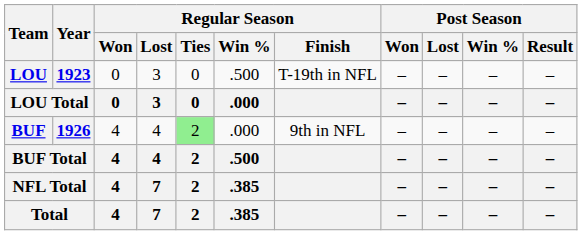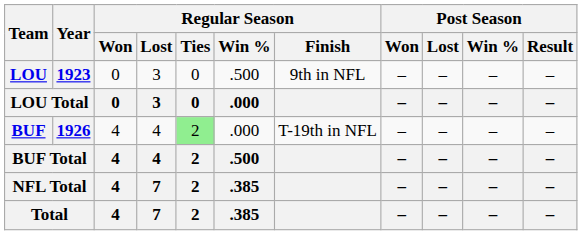(328, 74) T-19th in NFL -> (328, 74) 9th in NFL
(328, 131) 9th in NFL -> (328, 131) T-19th in NFL
